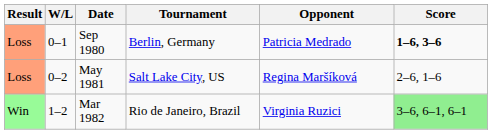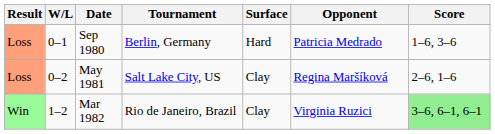+ column: (267, 14)
(419, 42) bold -> (434, 42) normal
